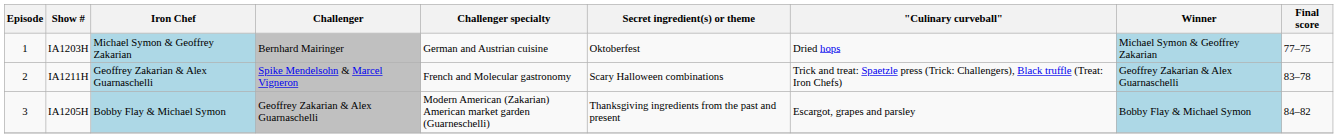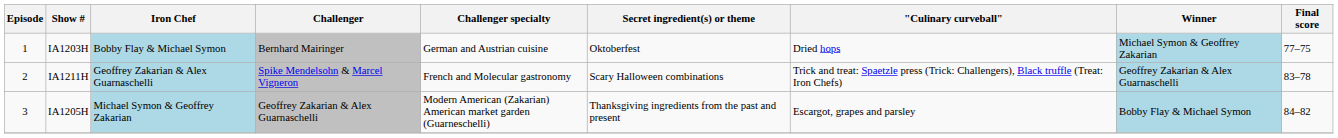(154, 48) Michael Symon & Geoffrey Zakarian -> (160, 48) Bobby Flay & Michael Symon
(160, 112) Bobby Flay & Michael Symon -> (154, 112) Michael Symon & Geoffrey Zakarian
